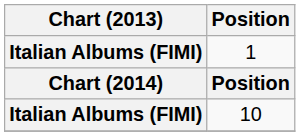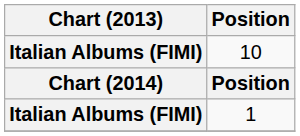rows swapped: (251, 51) <-> (251, 114)
